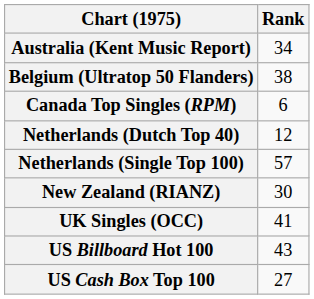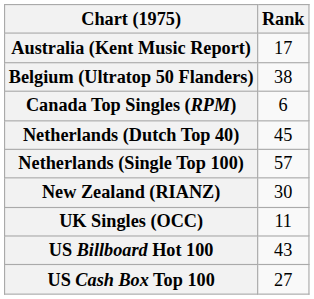(283, 47) 34 -> (283, 47) 17
(283, 134) 12 -> (283, 134) 45
(283, 221) 41 -> (283, 221) 11
